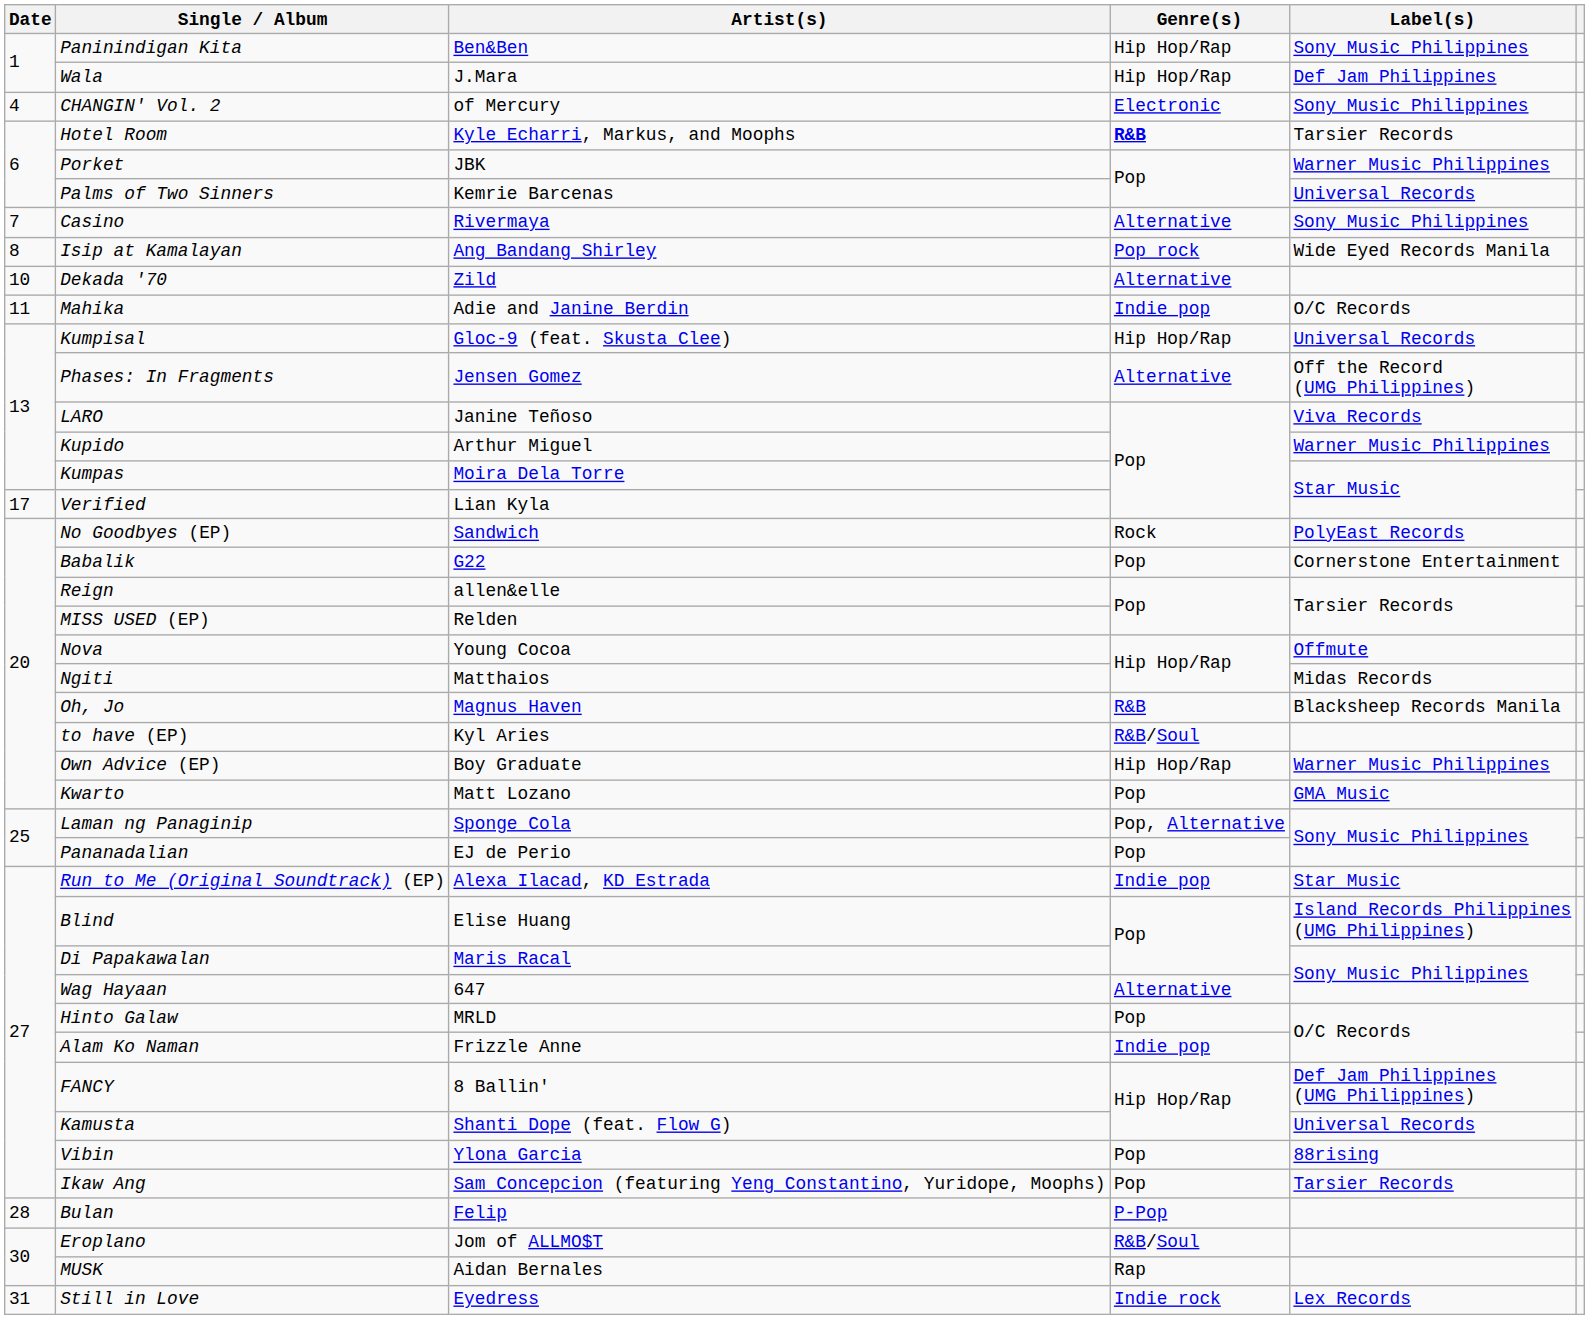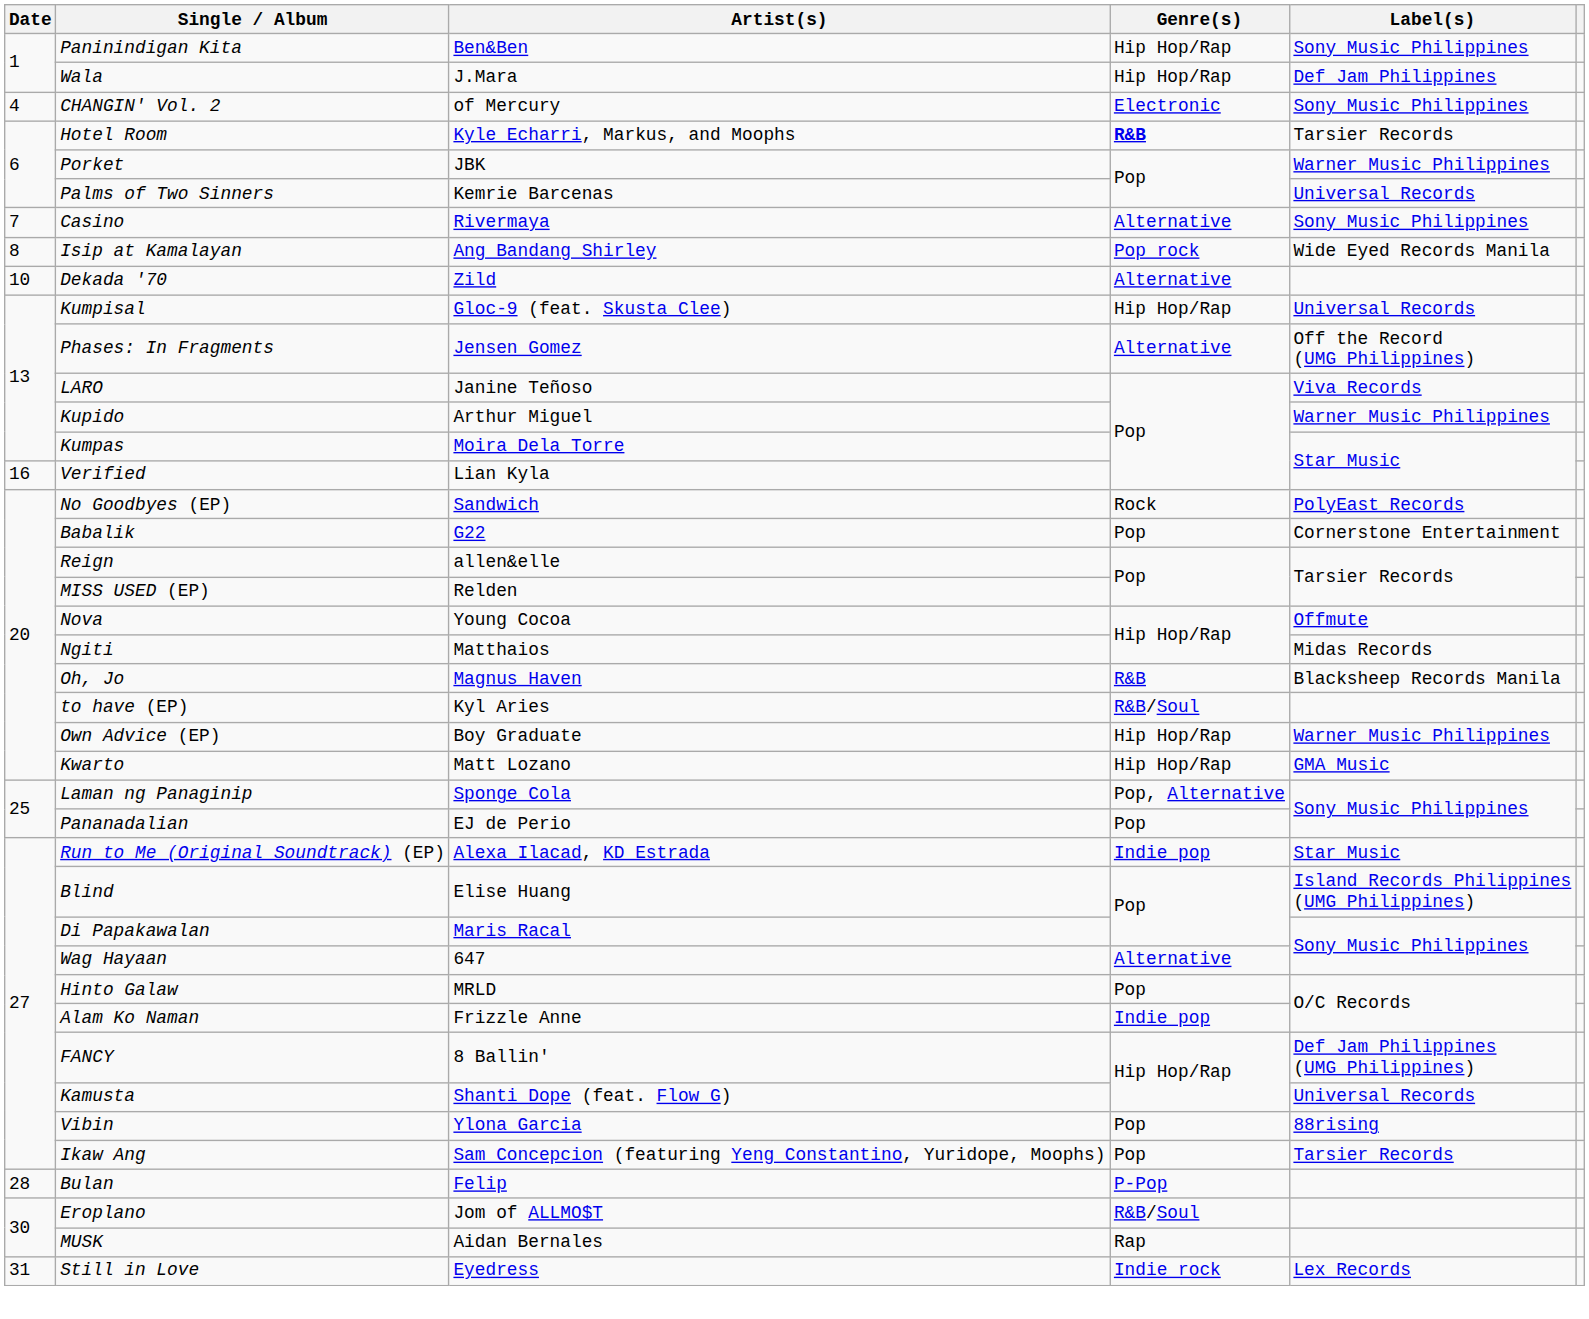- row: (92, 309)
(20, 504) 17 -> (20, 475) 16
(1130, 794) Pop -> (1173, 765) Hip Hop/Rap
